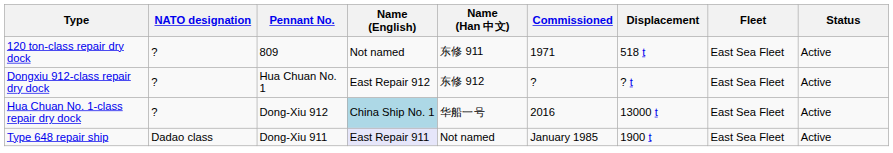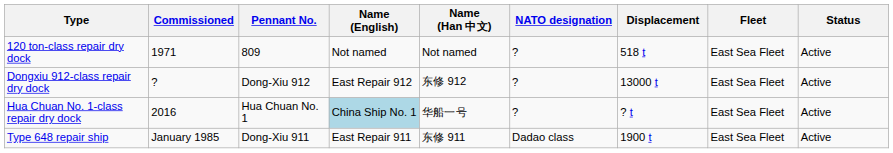columns swapped: (203, 20) <-> (573, 20)
(462, 51) 东修 911 -> (449, 52) Not named
(298, 82) Hua Chuan No. 1 -> (276, 82) Dong-Xiu 912
(627, 82) ? t -> (639, 82) 13000 t
(294, 112) Dong-Xiu 912 -> (280, 112) Hua Chuan No. 1
(639, 112) 13000 t -> (627, 112) ? t
(389, 136) lavender background -> (371, 137) no background
(467, 136) Not named -> (444, 137) 东修 911
